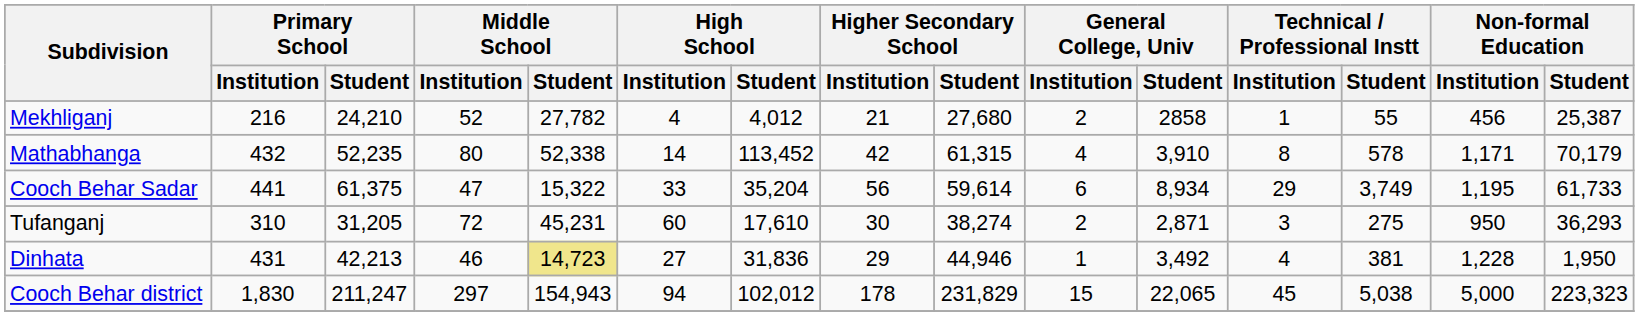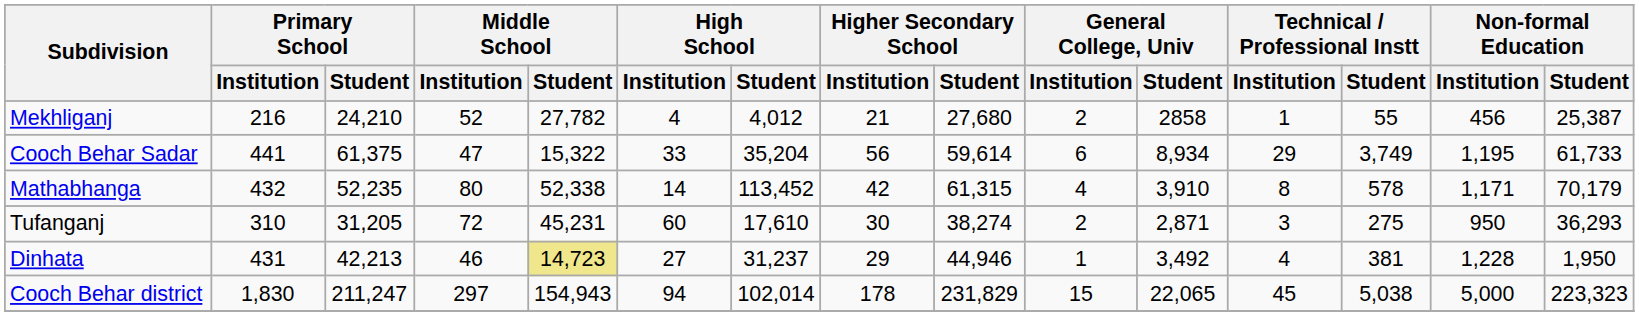rows swapped: (75, 153) <-> (104, 188)
(776, 259) 31,836 -> (776, 259) 31,237
(776, 294) 102,012 -> (776, 294) 102,014
